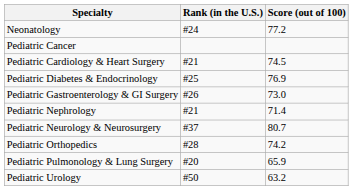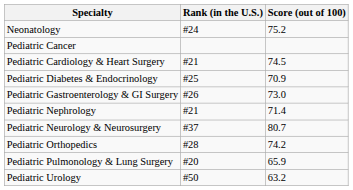(277, 29) 77.2 -> (277, 29) 75.2
(277, 78) 76.9 -> (277, 78) 70.9
